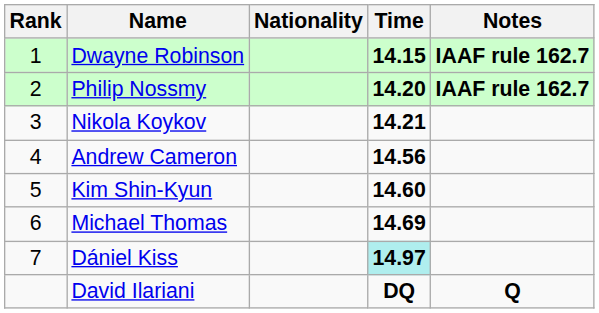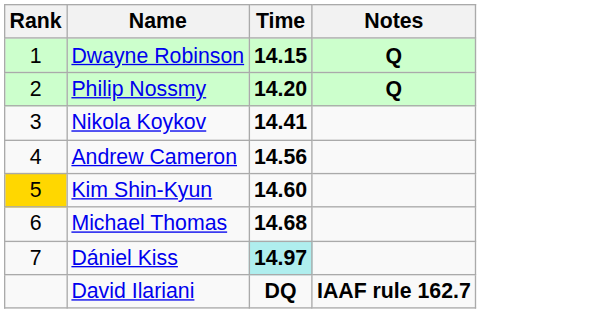- column: (308, 21)
(512, 55) IAAF rule 162.7 -> (394, 55) Q
(512, 88) IAAF rule 162.7 -> (394, 88) Q
(399, 122) 14.21 -> (281, 122) 14.41
(36, 190) no background -> (36, 190) gold background
(399, 223) 14.69 -> (281, 223) 14.68
(512, 291) Q -> (394, 291) IAAF rule 162.7
